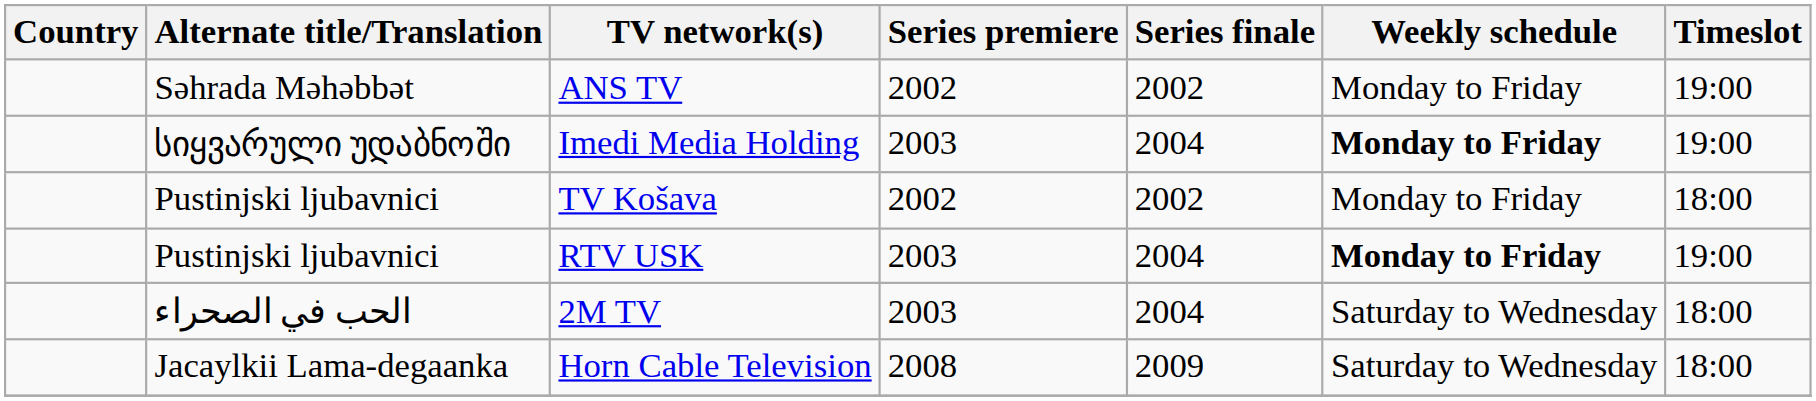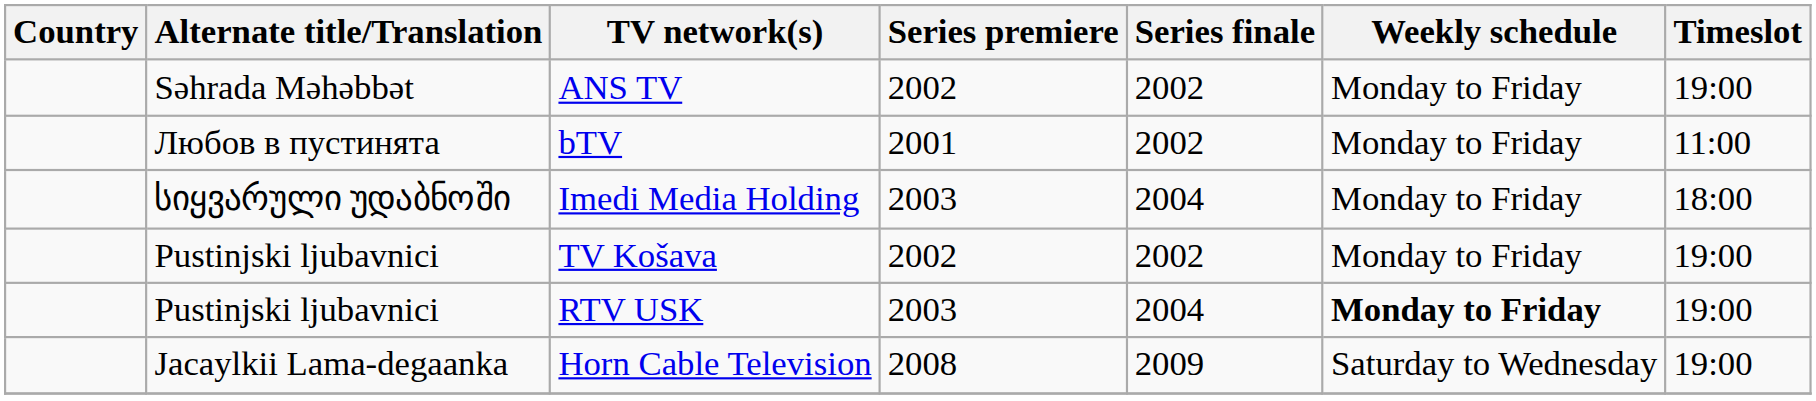+ row: (590, 142)
(1466, 143) bold -> (1456, 198) normal
(1713, 143) 19:00 -> (1713, 198) 18:00
(1713, 199) 18:00 -> (1713, 254) 19:00
- row: (610, 310)
(1713, 366) 18:00 -> (1713, 364) 19:00
